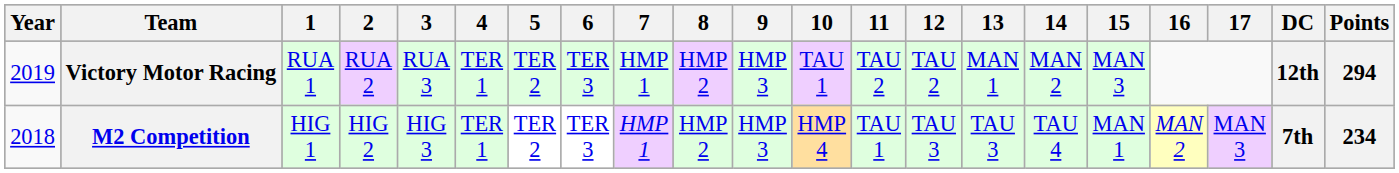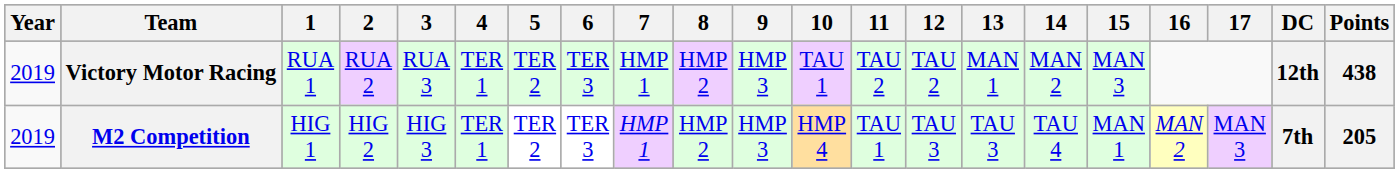(1359, 72) 294 -> (1359, 72) 438
(33, 136) 2018 -> (33, 136) 2019
(1359, 136) 234 -> (1359, 136) 205
